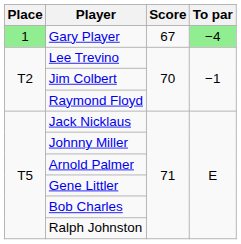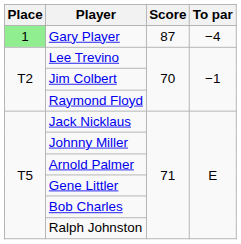(168, 36) 67 -> (168, 36) 87
(213, 36) lightgreen background -> (213, 36) no background
